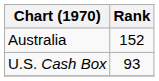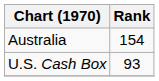(132, 40) 152 -> (132, 40) 154
